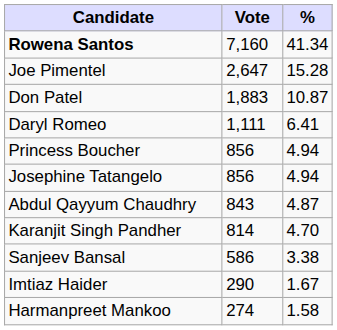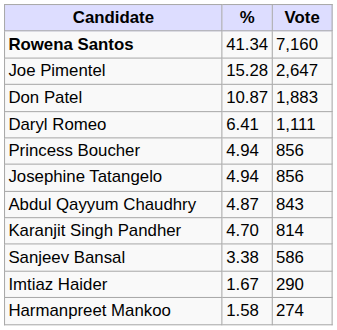columns swapped: (252, 17) <-> (307, 17)
